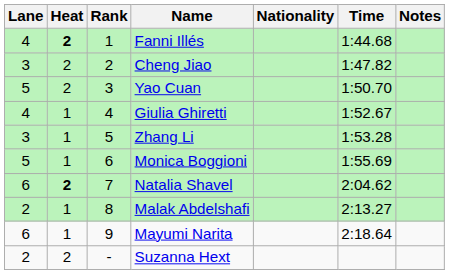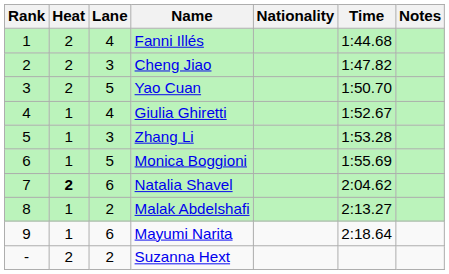columns swapped: (109, 16) <-> (26, 16)
(67, 40) bold -> (69, 40) normal
